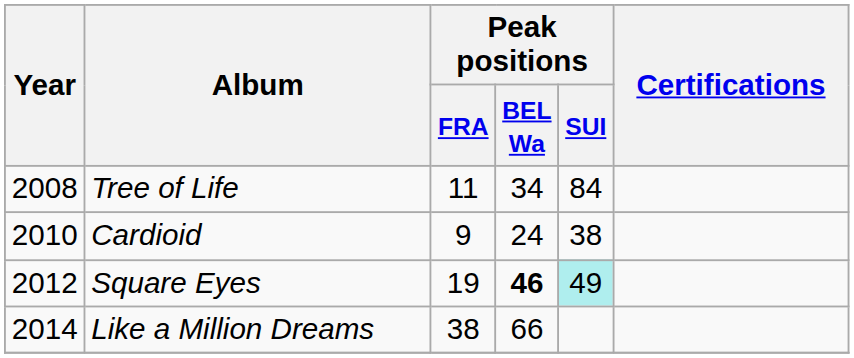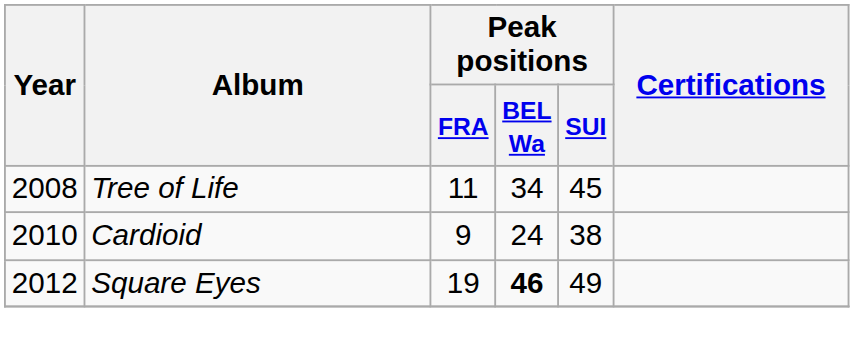(586, 188) 84 -> (586, 188) 45
(586, 282) paleturquoise background -> (586, 282) no background
- row: (233, 329)
